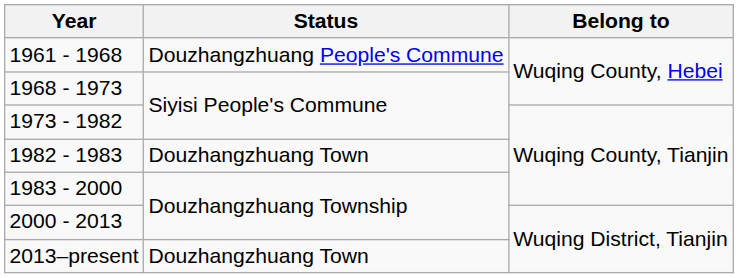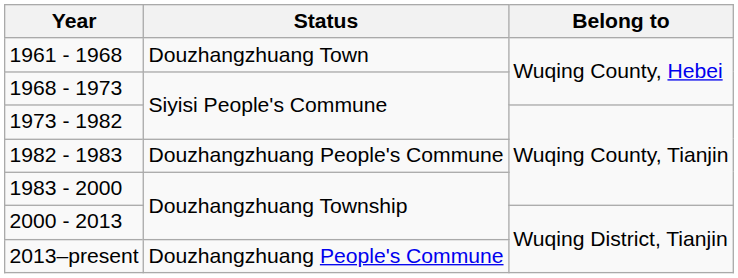(326, 54) Douzhangzhuang People's Commune -> (259, 54) Douzhangzhuang Town
(259, 155) Douzhangzhuang Town -> (326, 155) Douzhangzhuang People's Commune
(259, 255) Douzhangzhuang Town -> (326, 255) Douzhangzhuang People's Commune
